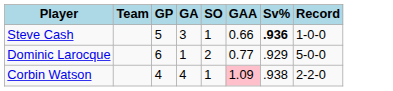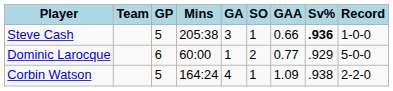+ column: (199, 14)
(158, 75) 4 -> (158, 75) 5
(241, 75) pink background -> (286, 75) no background
